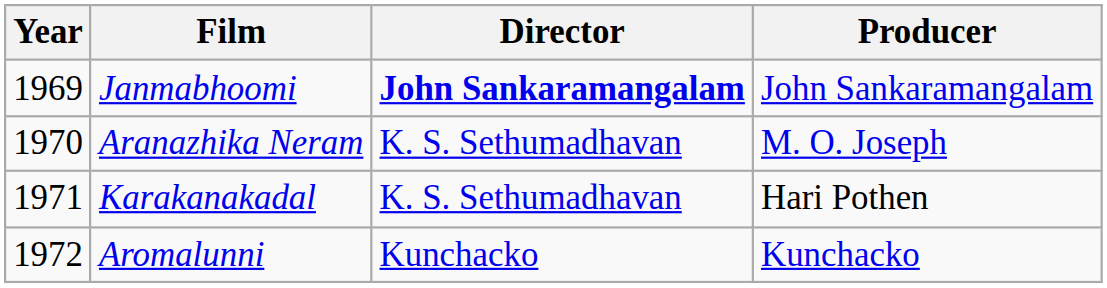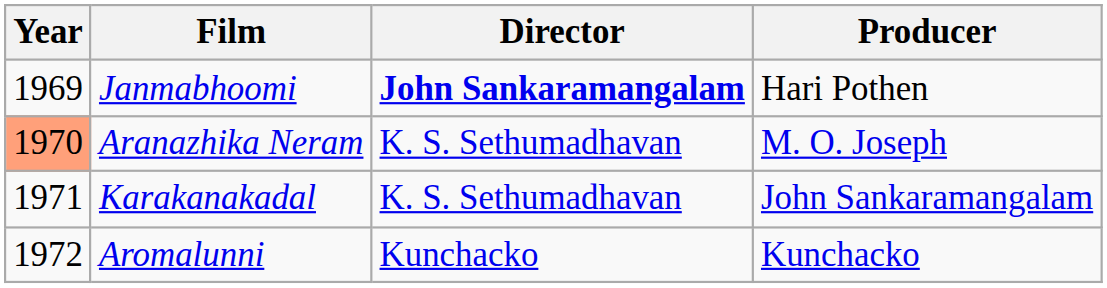(927, 87) John Sankaramangalam -> (845, 87) Hari Pothen
(48, 142) no background -> (48, 142) lightsalmon background
(845, 198) Hari Pothen -> (927, 198) John Sankaramangalam
